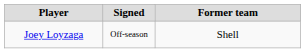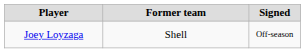columns swapped: (129, 13) <-> (228, 13)
